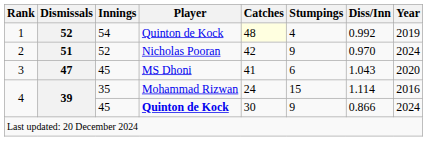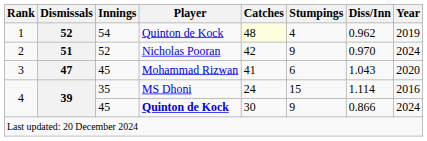(362, 32) 0.992 -> (362, 32) 0.962
(167, 70) MS Dhoni -> (190, 70) Mohammad Rizwan
(190, 88) Mohammad Rizwan -> (167, 88) MS Dhoni
